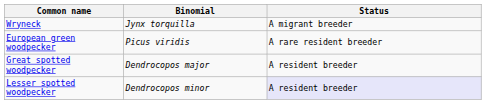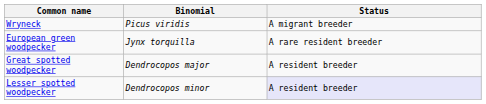(160, 24) Jynx torquilla -> (158, 24) Picus viridis
(158, 42) Picus viridis -> (160, 42) Jynx torquilla
